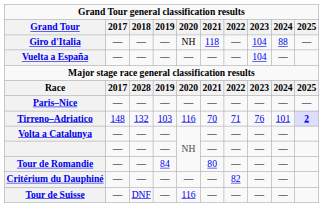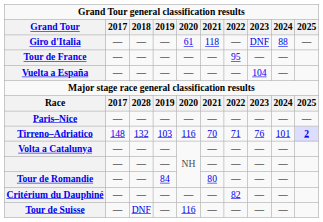(188, 42) NH -> (188, 42) 61
(259, 42) 104 -> (259, 42) DNF
+ row: (55, 57)
